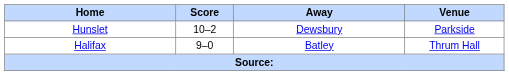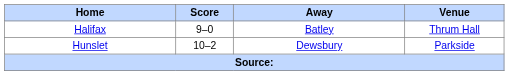rows swapped: (90, 46) <-> (90, 29)
